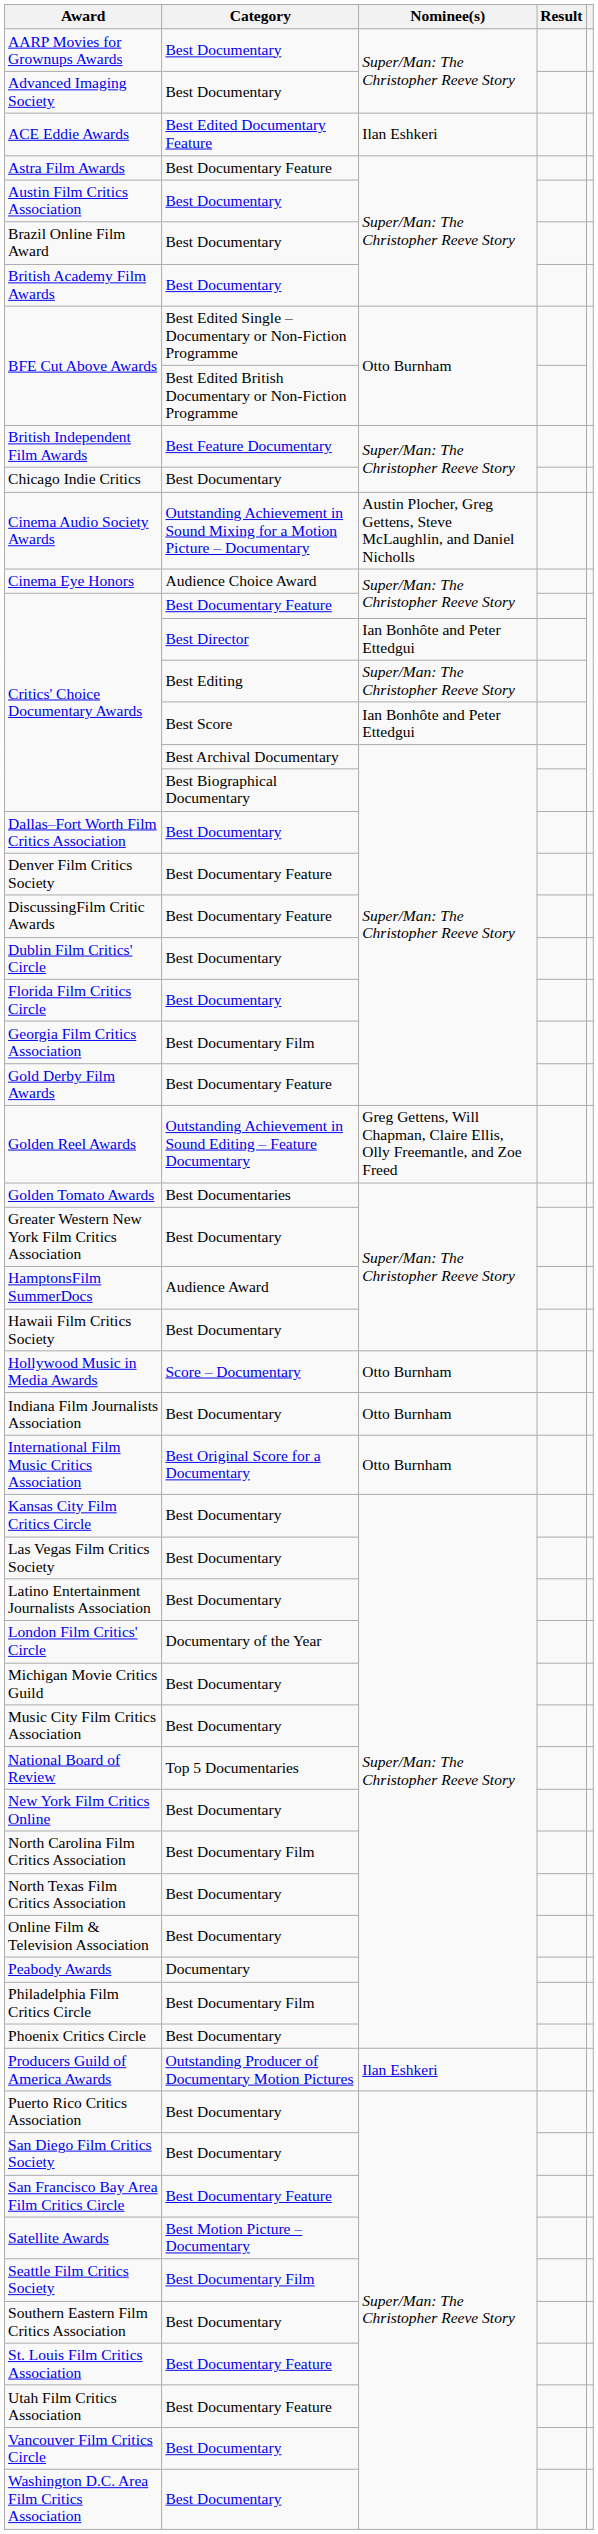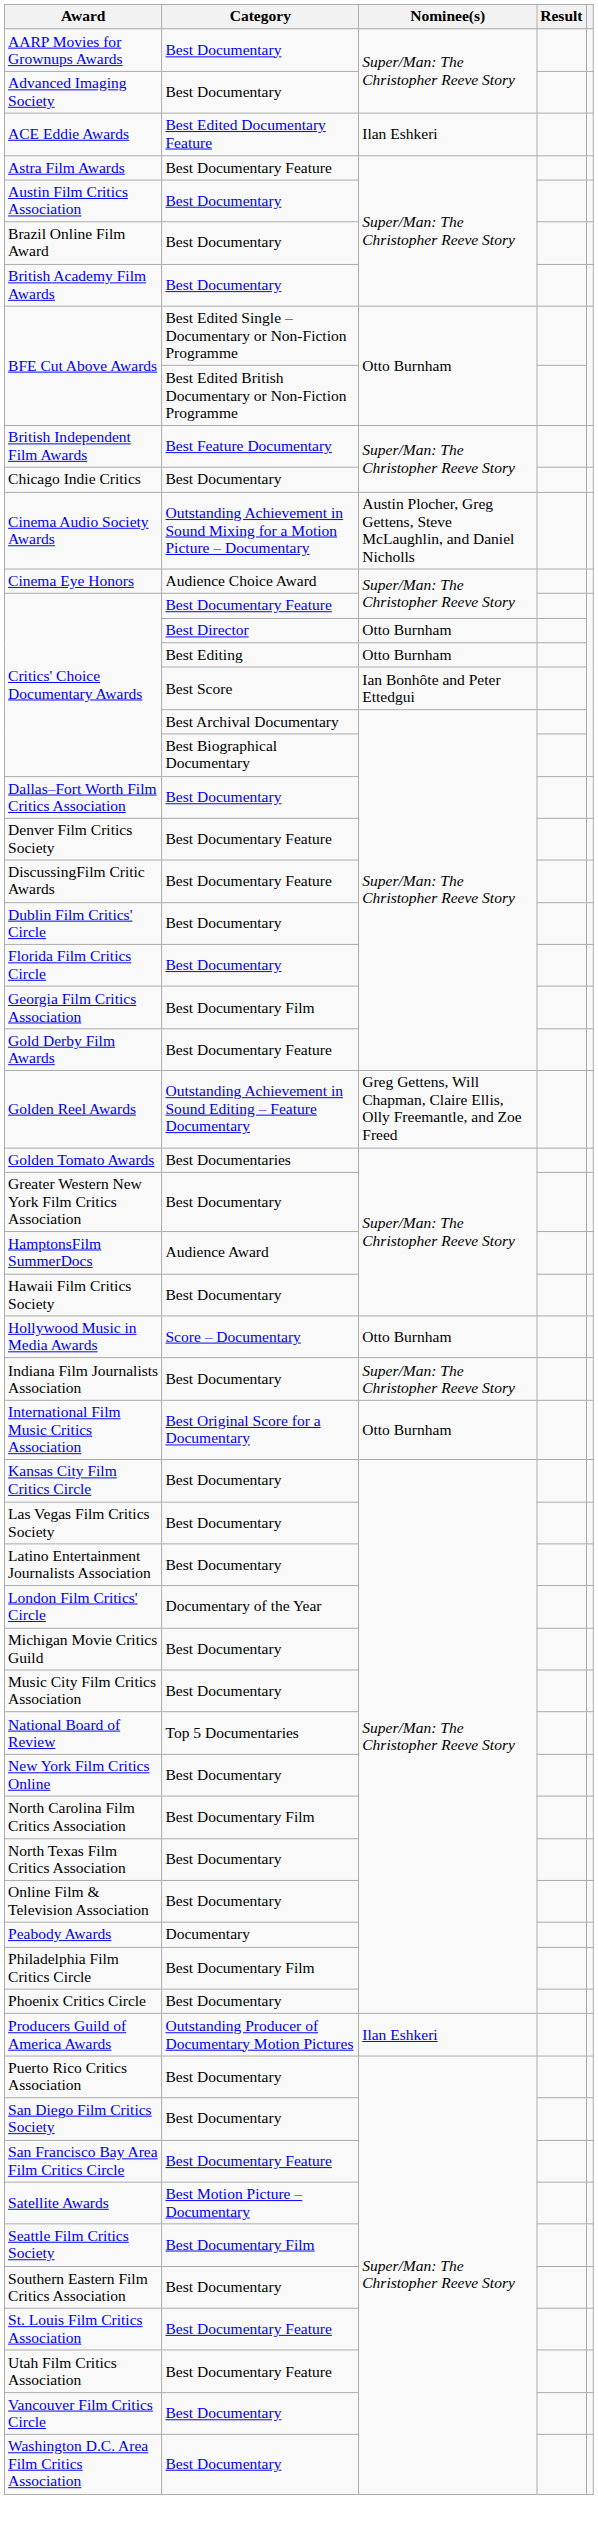(431, 639) Ian Bonhôte and Peter Ettedgui -> (407, 630) Otto Burnham
(439, 681) Super/Man: The Christopher Reeve Story -> (407, 655) Otto Burnham
(407, 1413) Otto Burnham -> (439, 1379) Super/Man: The Christopher Reeve Story
